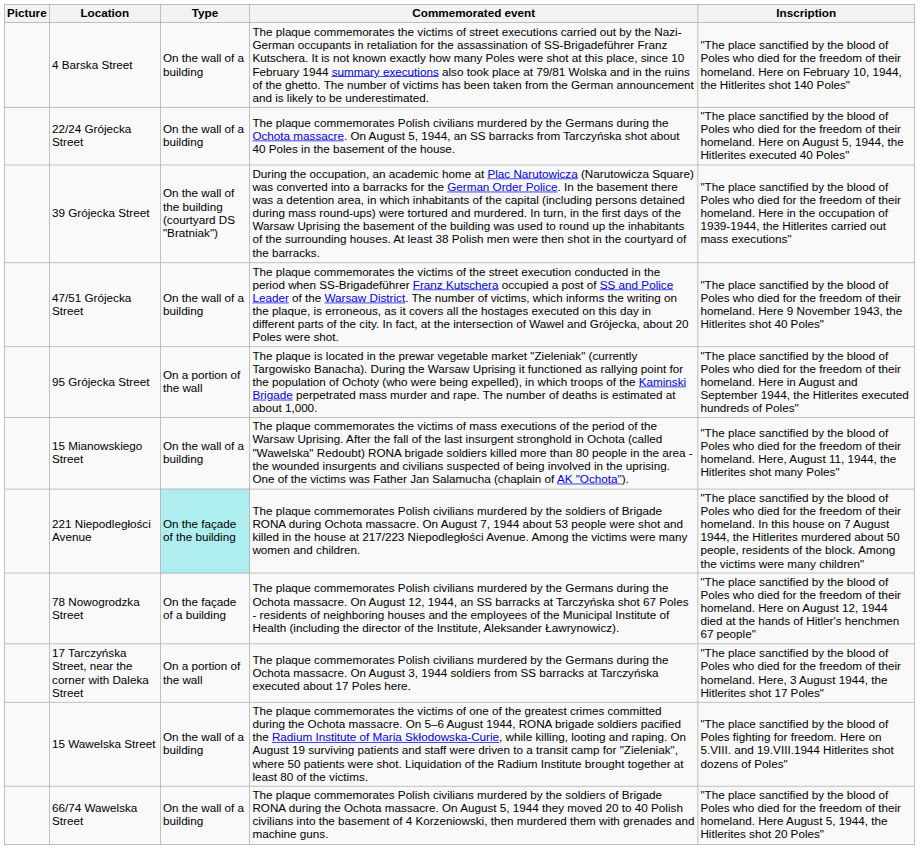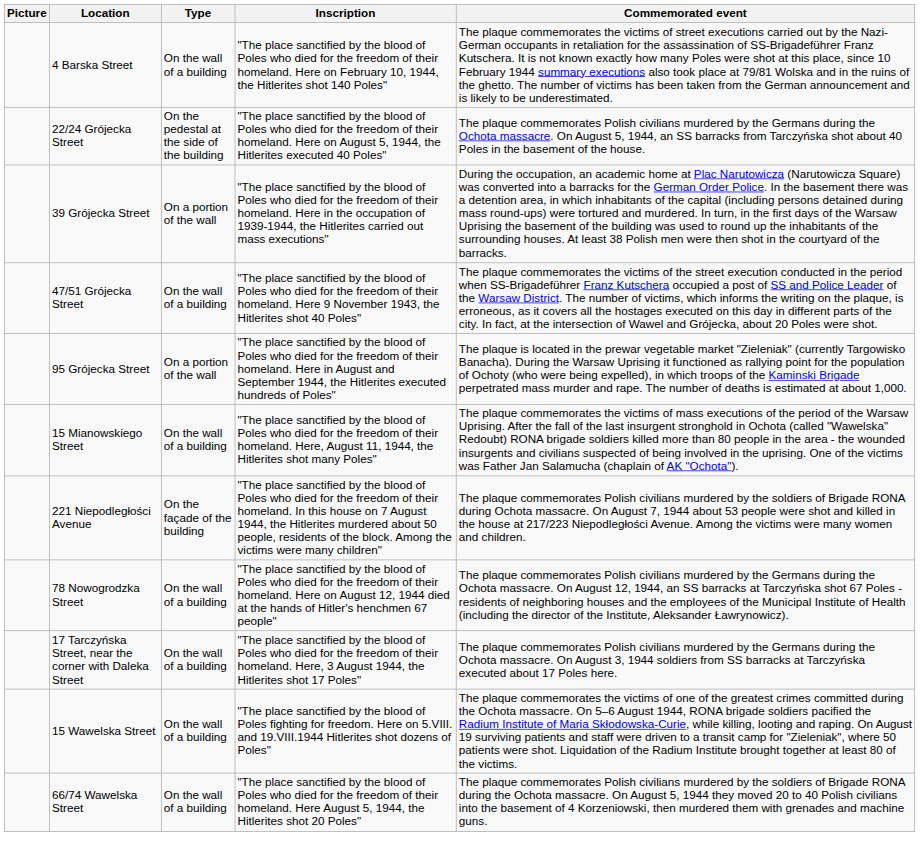columns swapped: (806, 13) <-> (474, 13)
(204, 136) On the wall of a building -> (194, 136) On the pedestal at the side of the building
(199, 213) On the wall of the building (courtyard DS "Bratniak") -> (196, 213) On a portion of the wall
(200, 531) paleturquoise background -> (198, 517) no background
(200, 608) On the façade of a building -> (195, 595) On the wall of a building
(202, 673) On a portion of the wall -> (195, 660) On the wall of a building
